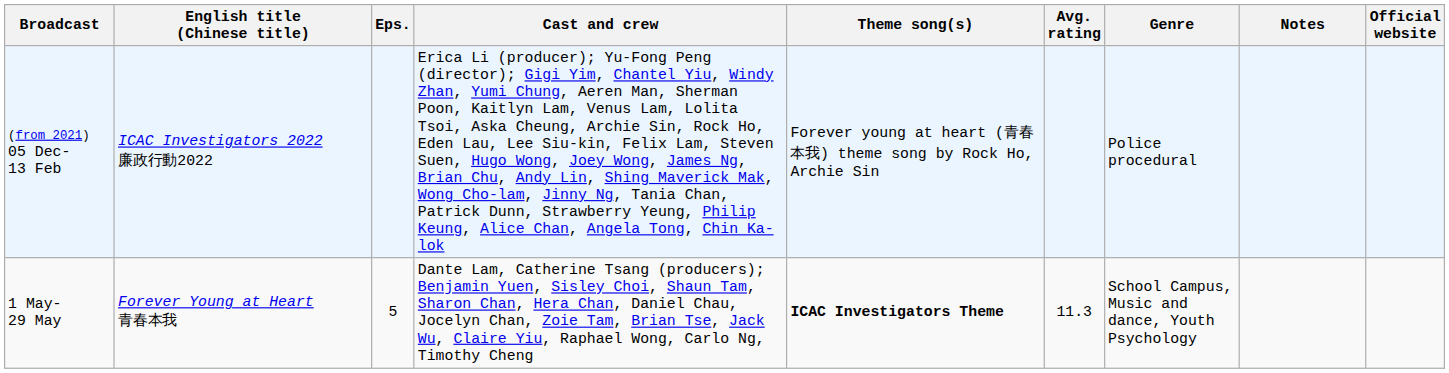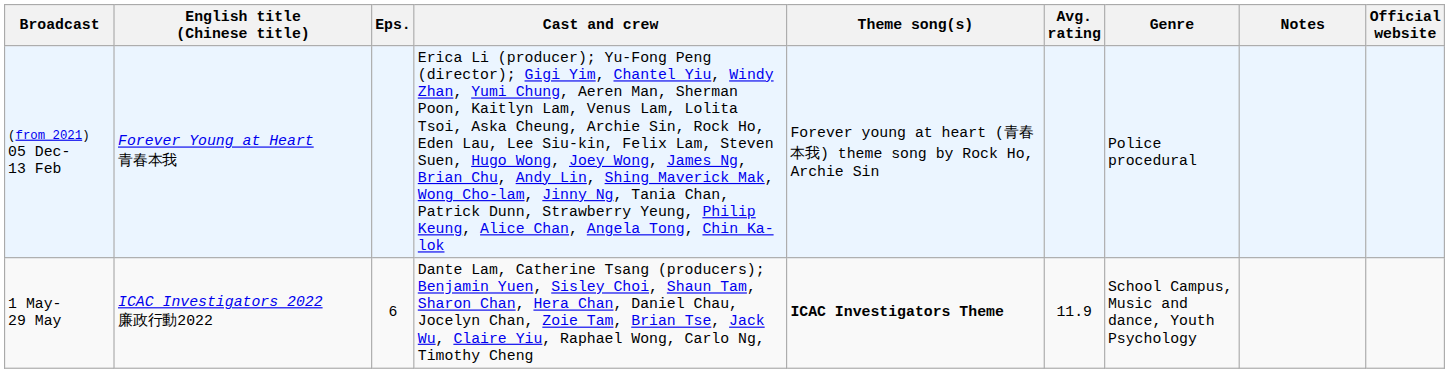(220, 151) ICAC Investigators 2022 廉政行動2022 -> (216, 151) Forever Young at Heart 青春本我
(216, 312) Forever Young at Heart 青春本我 -> (220, 312) ICAC Investigators 2022 廉政行動2022
(393, 313) 5 -> (393, 313) 6
(1074, 313) 11.3 -> (1074, 313) 11.9
